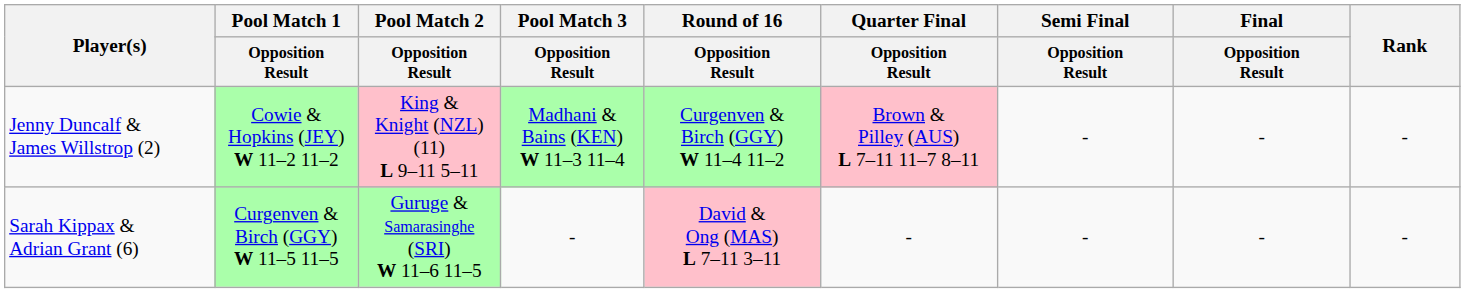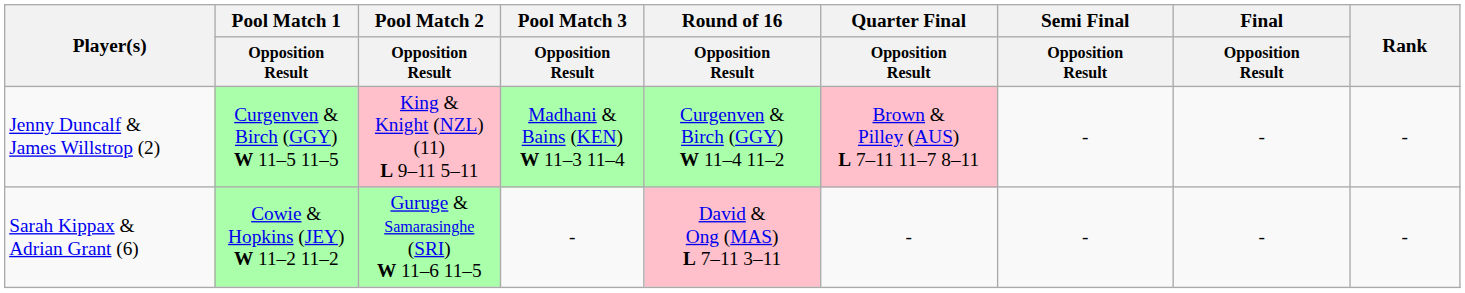(286, 137) Cowie & Hopkins (JEY) W 11–2 11–2 -> (286, 137) Curgenven & Birch (GGY) W 11–5 11–5
(286, 237) Curgenven & Birch (GGY) W 11–5 11–5 -> (286, 237) Cowie & Hopkins (JEY) W 11–2 11–2
